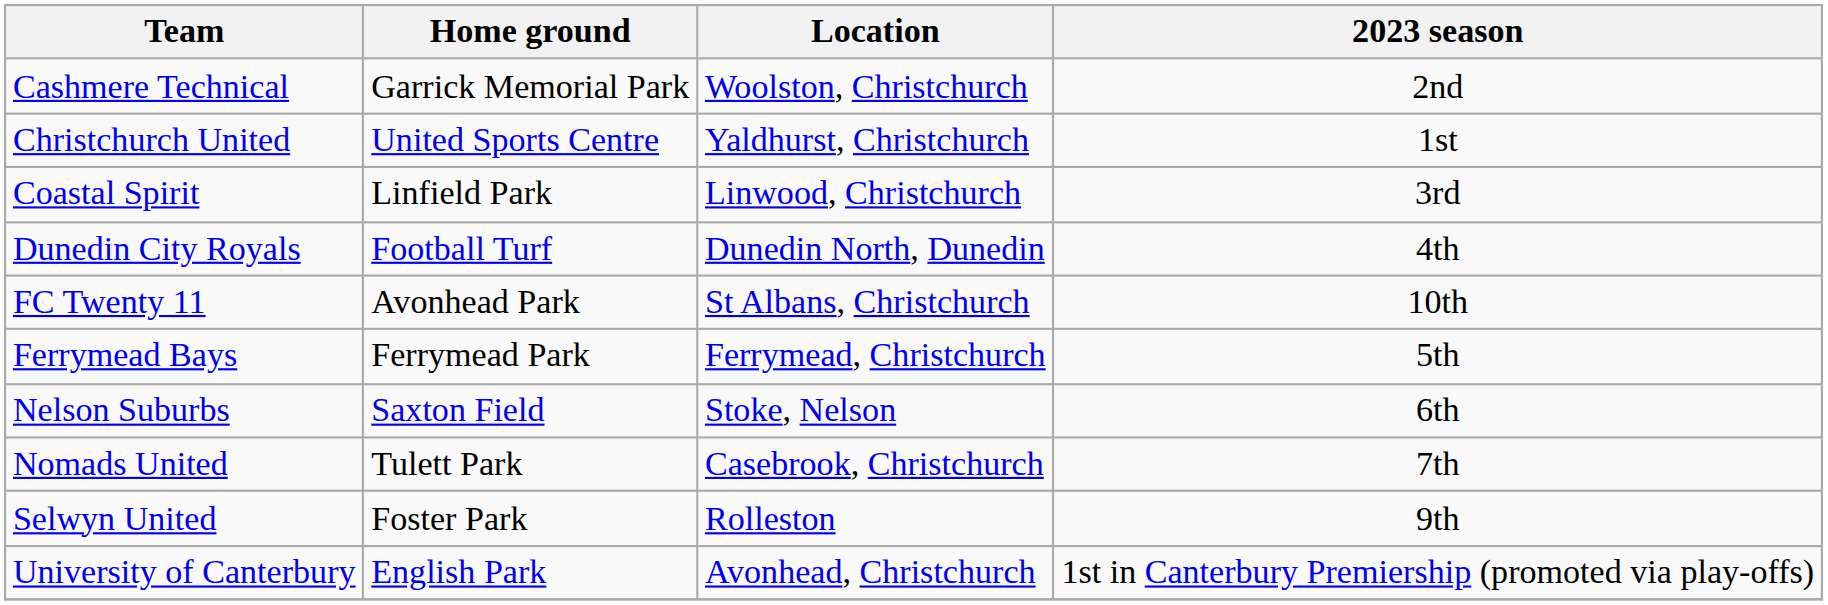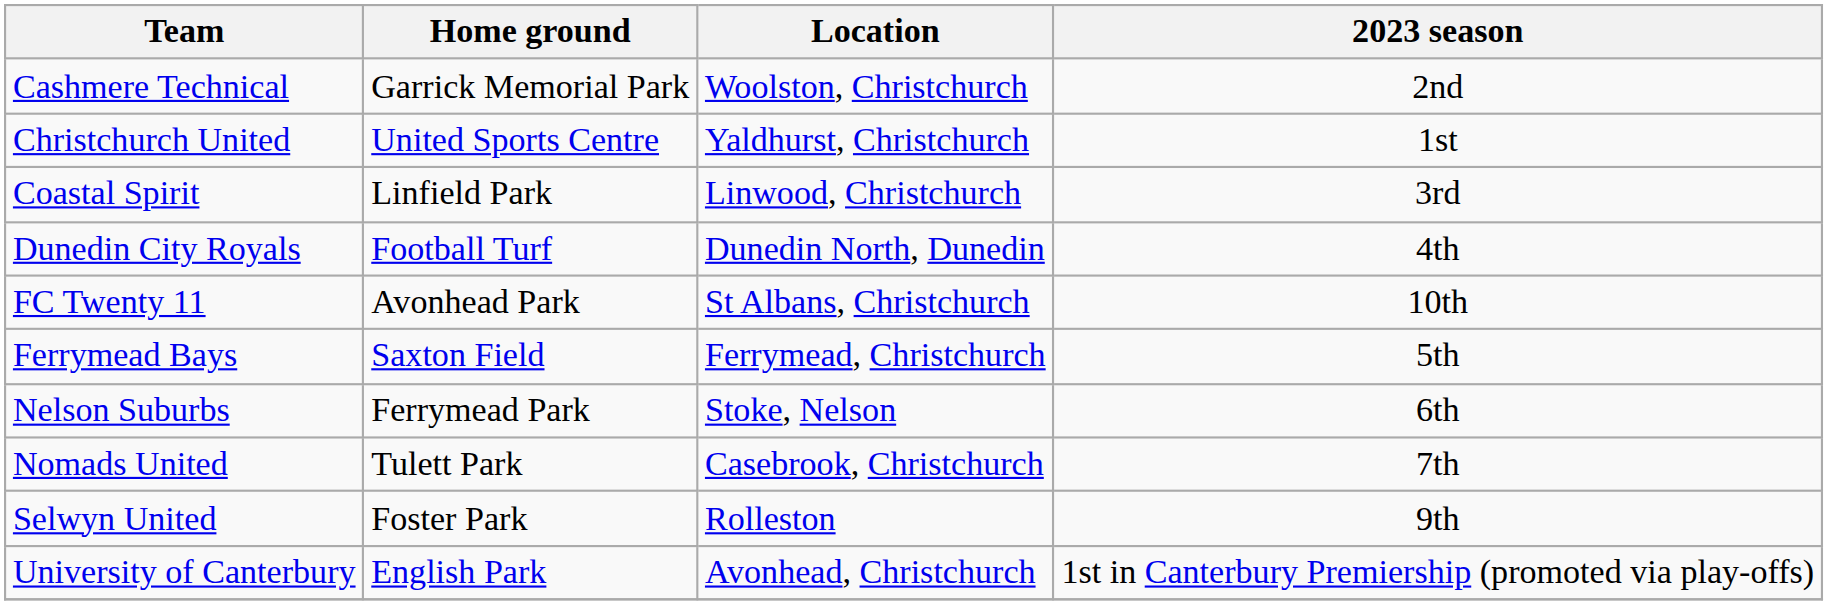(481, 355) Ferrymead Park -> (458, 355) Saxton Field
(458, 409) Saxton Field -> (481, 409) Ferrymead Park
